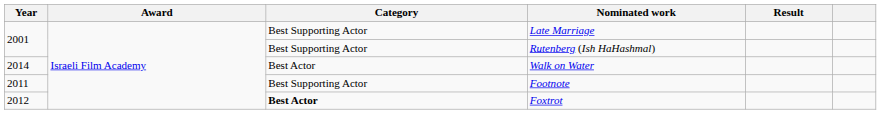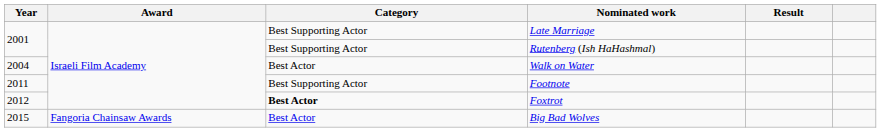(18, 65) 2014 -> (18, 65) 2004
+ row: (565, 118)
